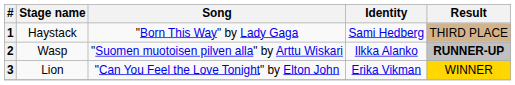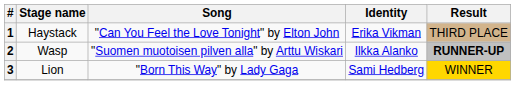(217, 32) "Born This Way" by Lady Gaga -> (217, 32) "Can You Feel the Love Tonight" by Elton John
(386, 32) Sami Hedberg -> (386, 32) Erika Vikman
(217, 70) "Can You Feel the Love Tonight" by Elton John -> (217, 70) "Born This Way" by Lady Gaga
(386, 70) Erika Vikman -> (386, 70) Sami Hedberg
